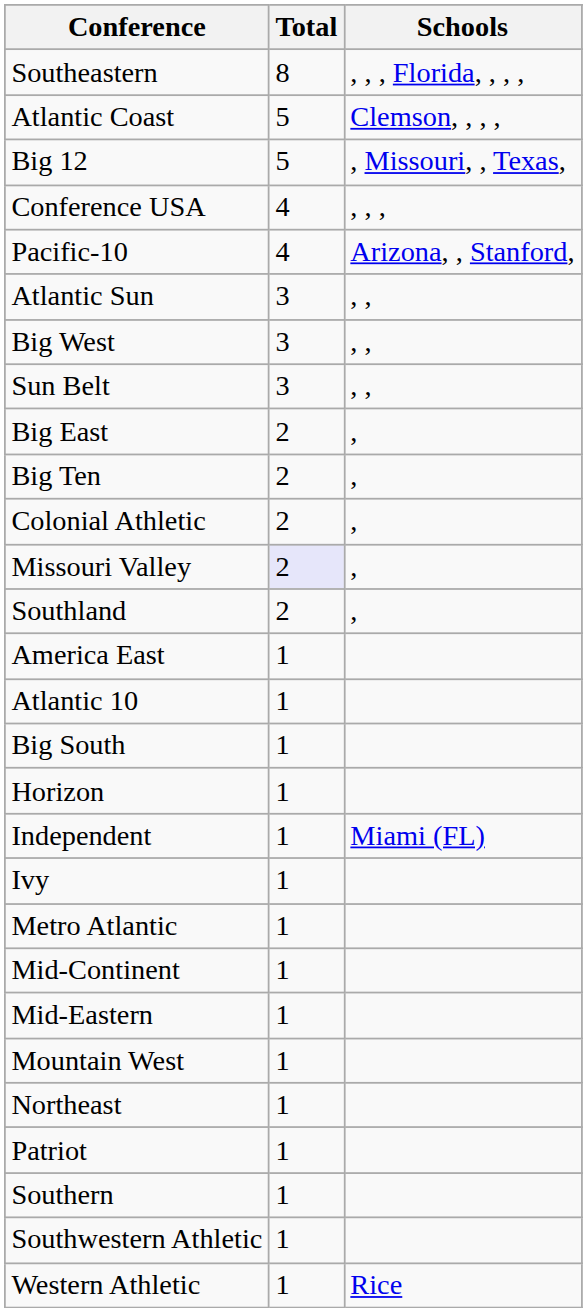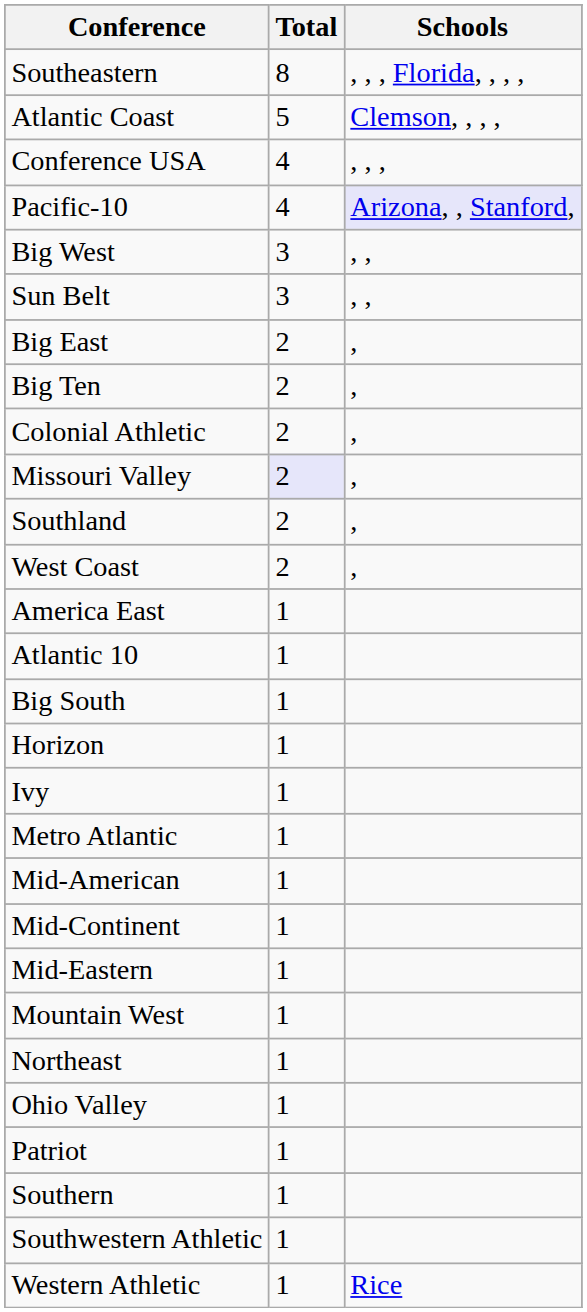- row: (50, 161)
(462, 251) no background -> (462, 206) lavender background
- row: (83, 296)
+ row: (75, 565)
- row: (81, 835)
+ row: (96, 880)
+ row: (79, 1104)
